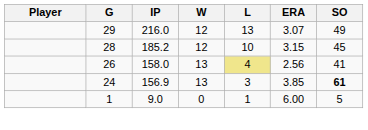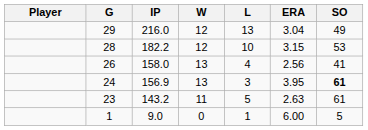(294, 30) 3.07 -> (294, 30) 3.04
(155, 47) 185.2 -> (155, 47) 182.2
(340, 47) 45 -> (340, 47) 53
(247, 64) khaki background -> (247, 64) no background
(294, 82) 3.85 -> (294, 82) 3.95
+ row: (109, 99)
